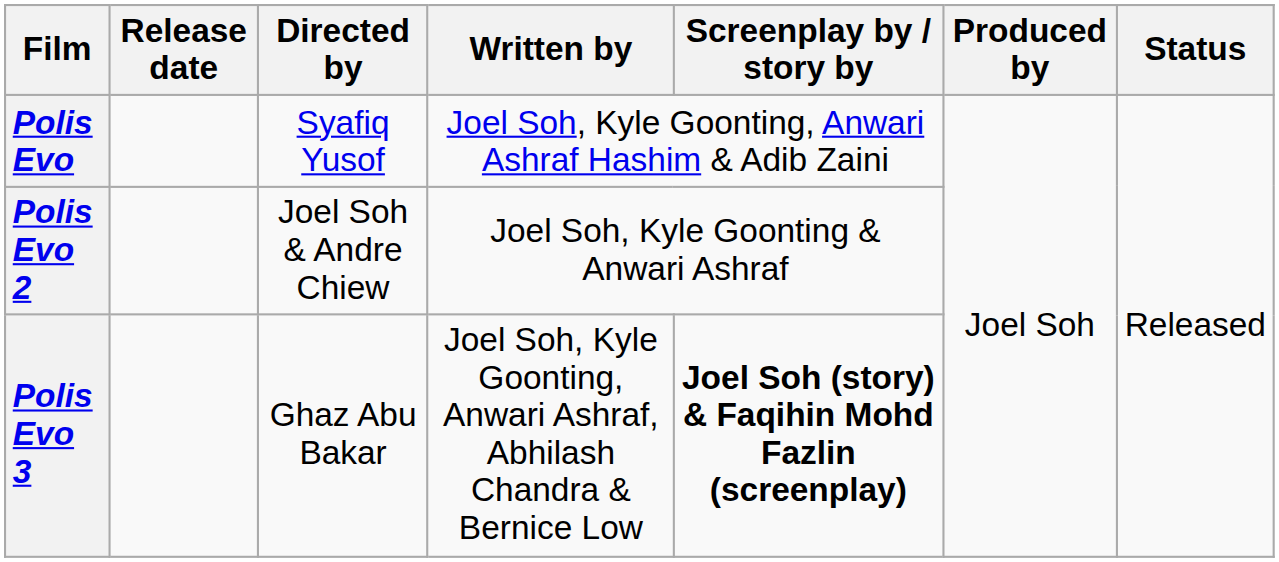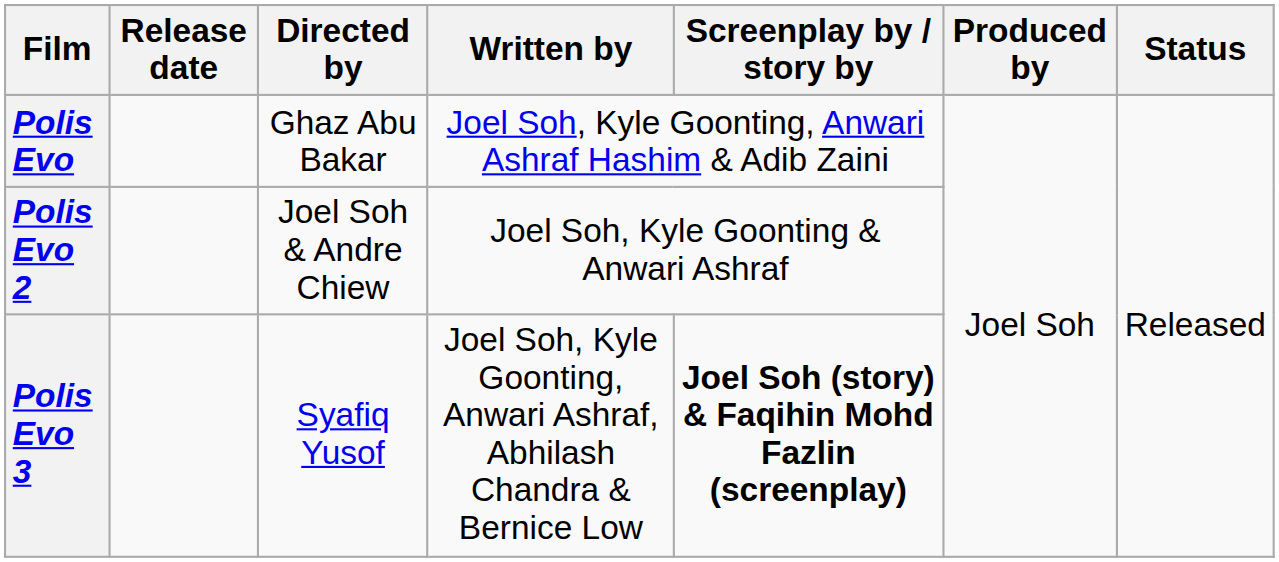(343, 140) Syafiq Yusof -> (343, 140) Ghaz Abu Bakar
(343, 434) Ghaz Abu Bakar -> (343, 434) Syafiq Yusof
